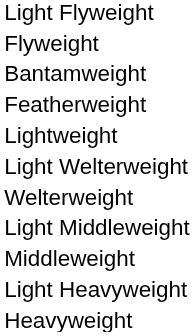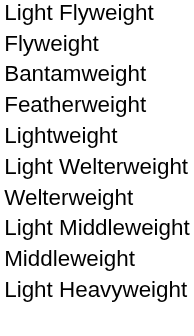- row: (68, 320)
